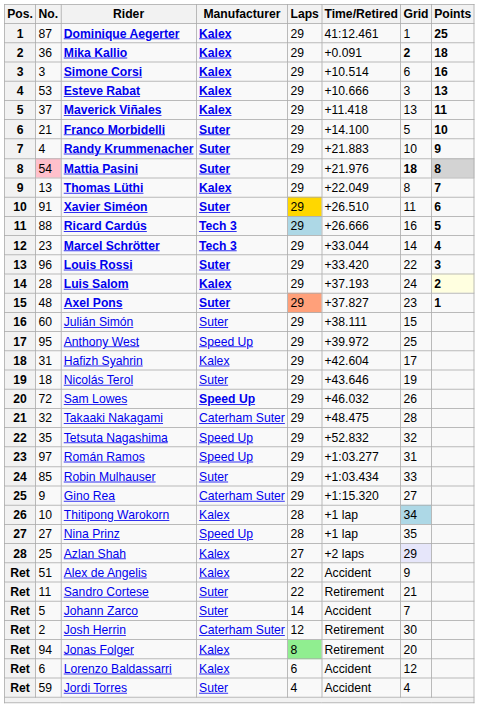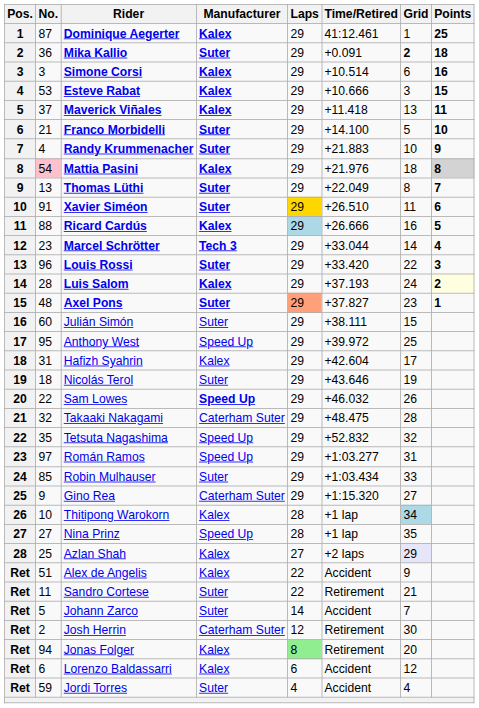(215, 53) Kalex -> (215, 53) Suter
(441, 91) 13 -> (441, 91) 15
(215, 168) Suter -> (215, 168) Kalex
(410, 168) bold -> (410, 168) normal
(215, 187) Kalex -> (215, 187) Suter
(218, 226) Tech 3 -> (215, 226) Kalex
(45, 399) 72 -> (45, 399) 22
